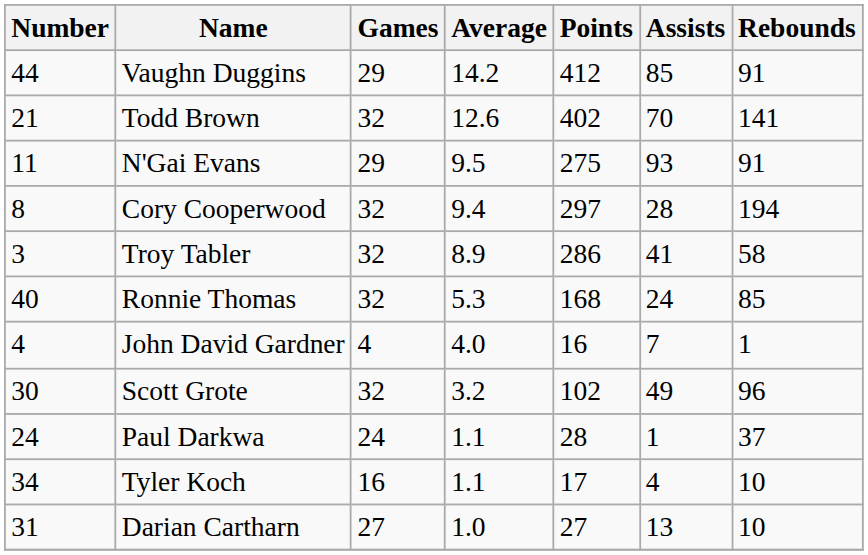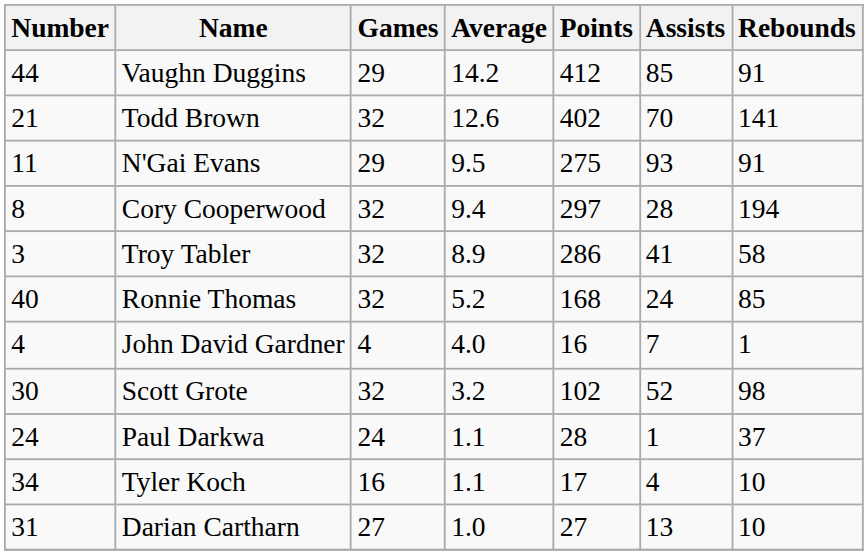(468, 299) 5.3 -> (468, 299) 5.2
(660, 390) 49 -> (660, 390) 52
(752, 390) 96 -> (752, 390) 98
